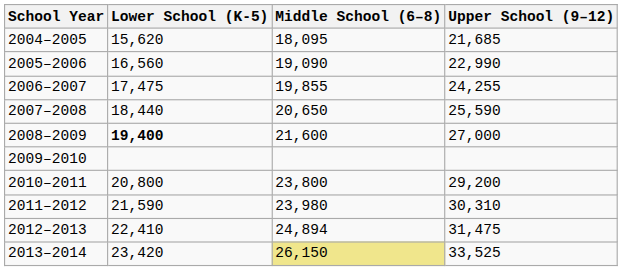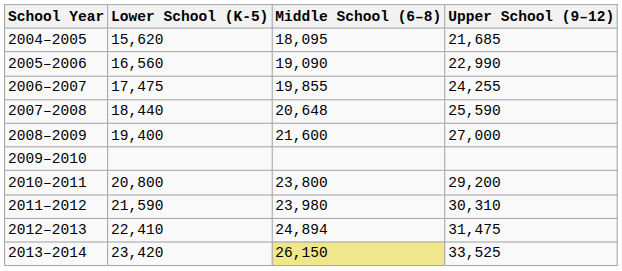(302, 111) 20,650 -> (302, 111) 20,648
(137, 135) bold -> (137, 135) normal
